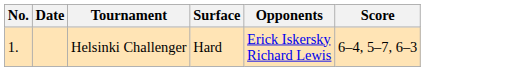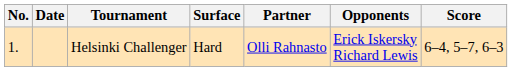+ column: (287, 15)
